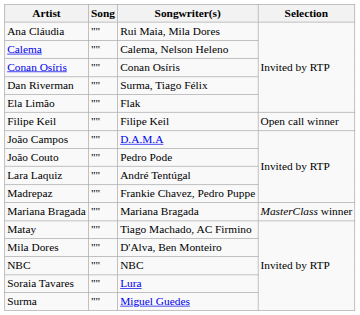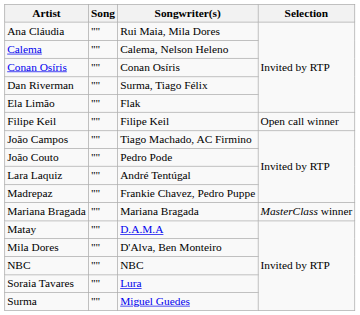(142, 139) D.A.M.A -> (186, 139) Tiago Machado, AC Firmino
(186, 229) Tiago Machado, AC Firmino -> (142, 229) D.A.M.A
